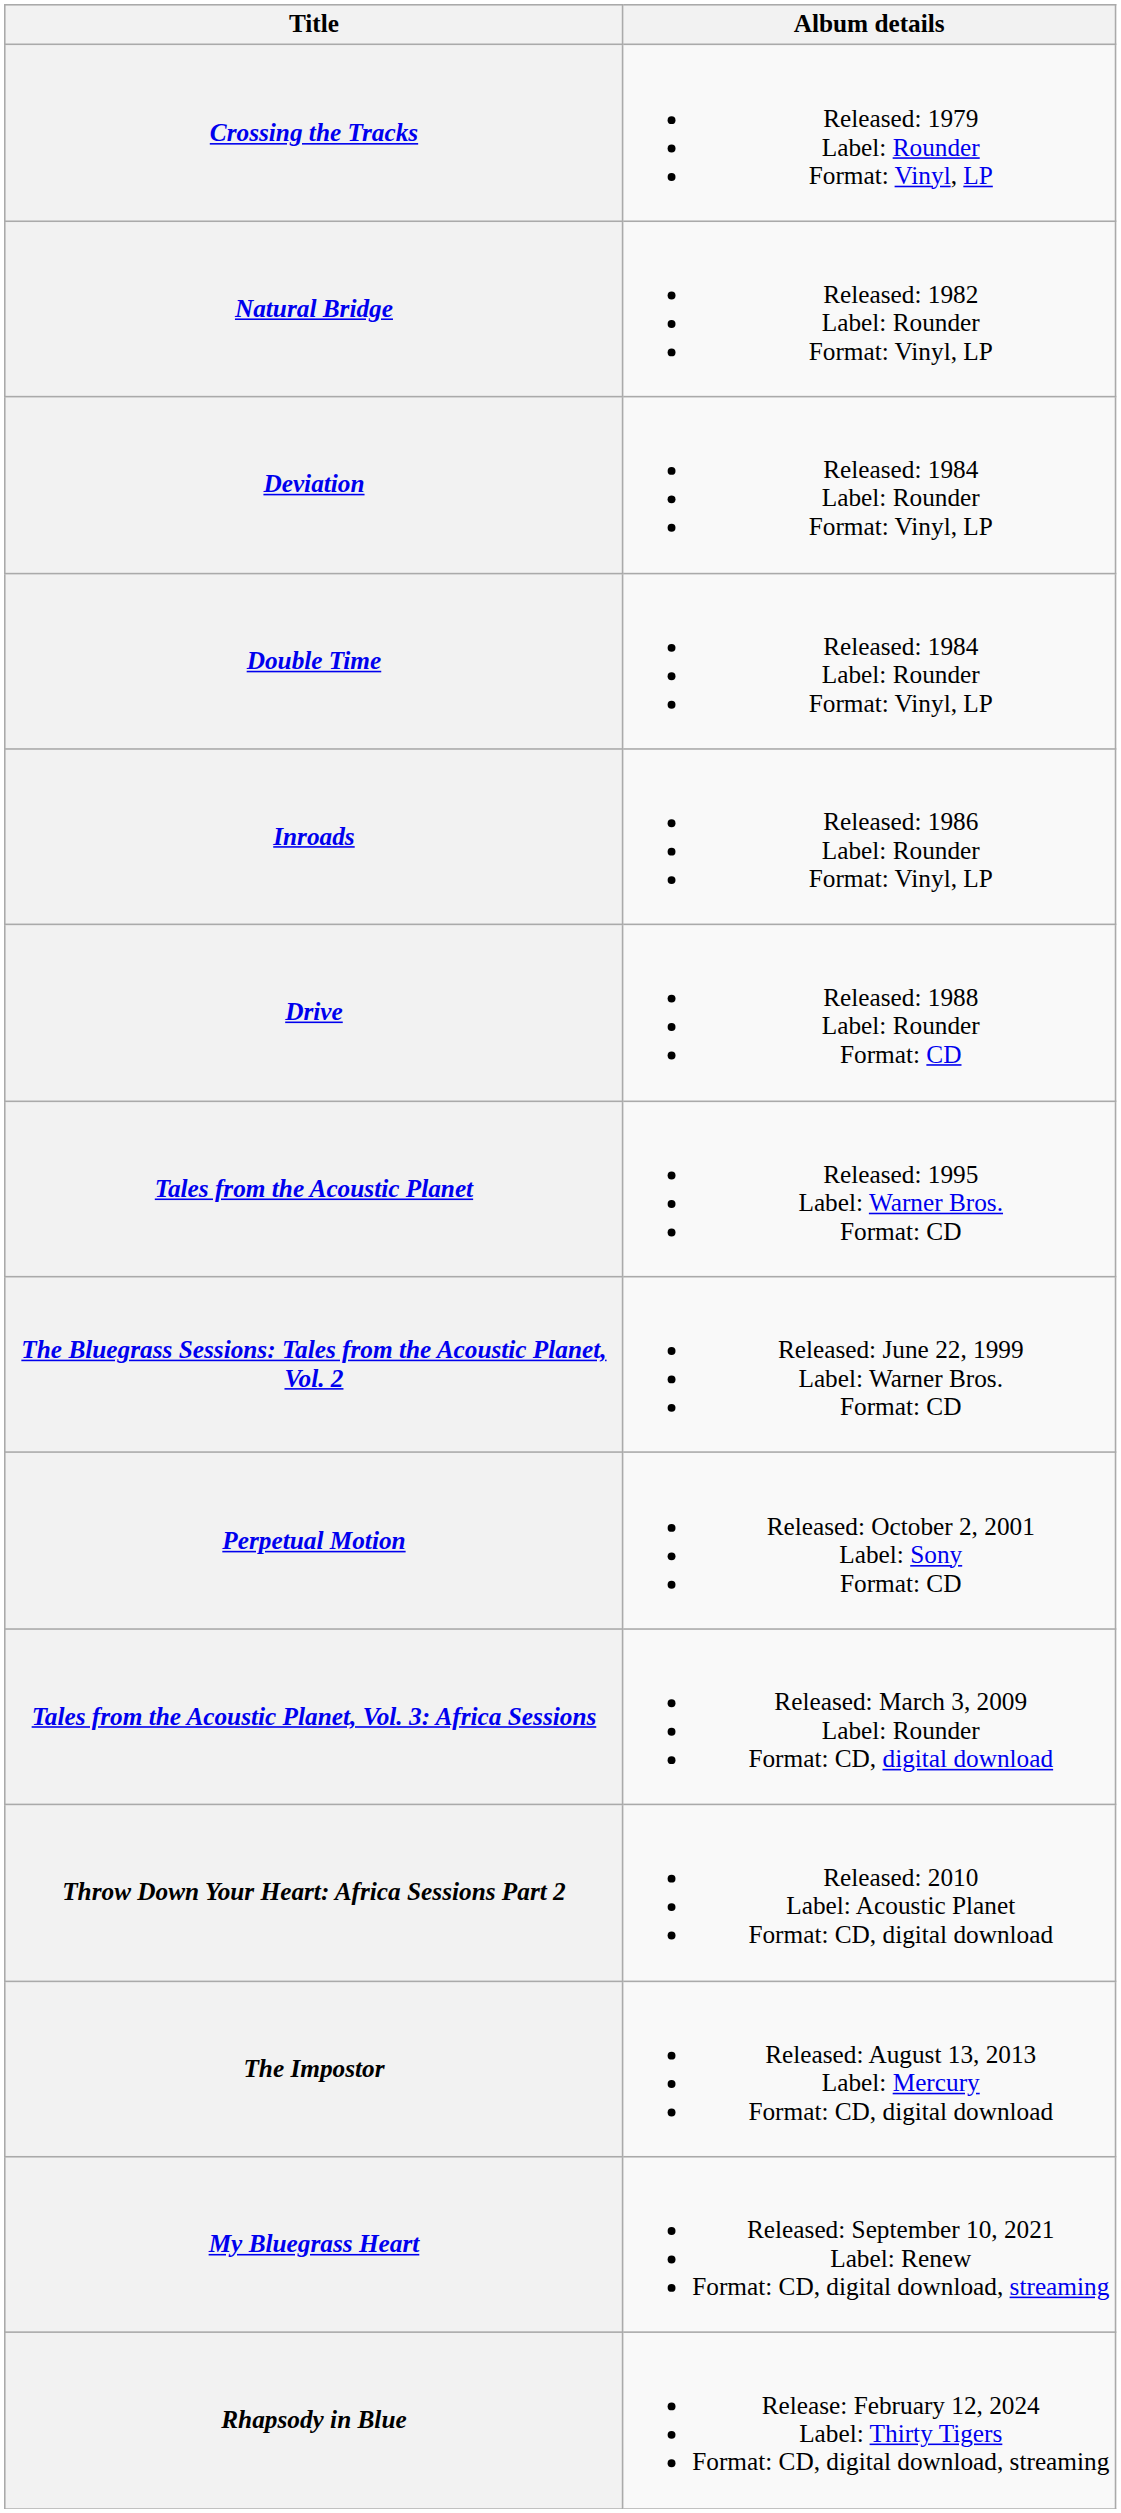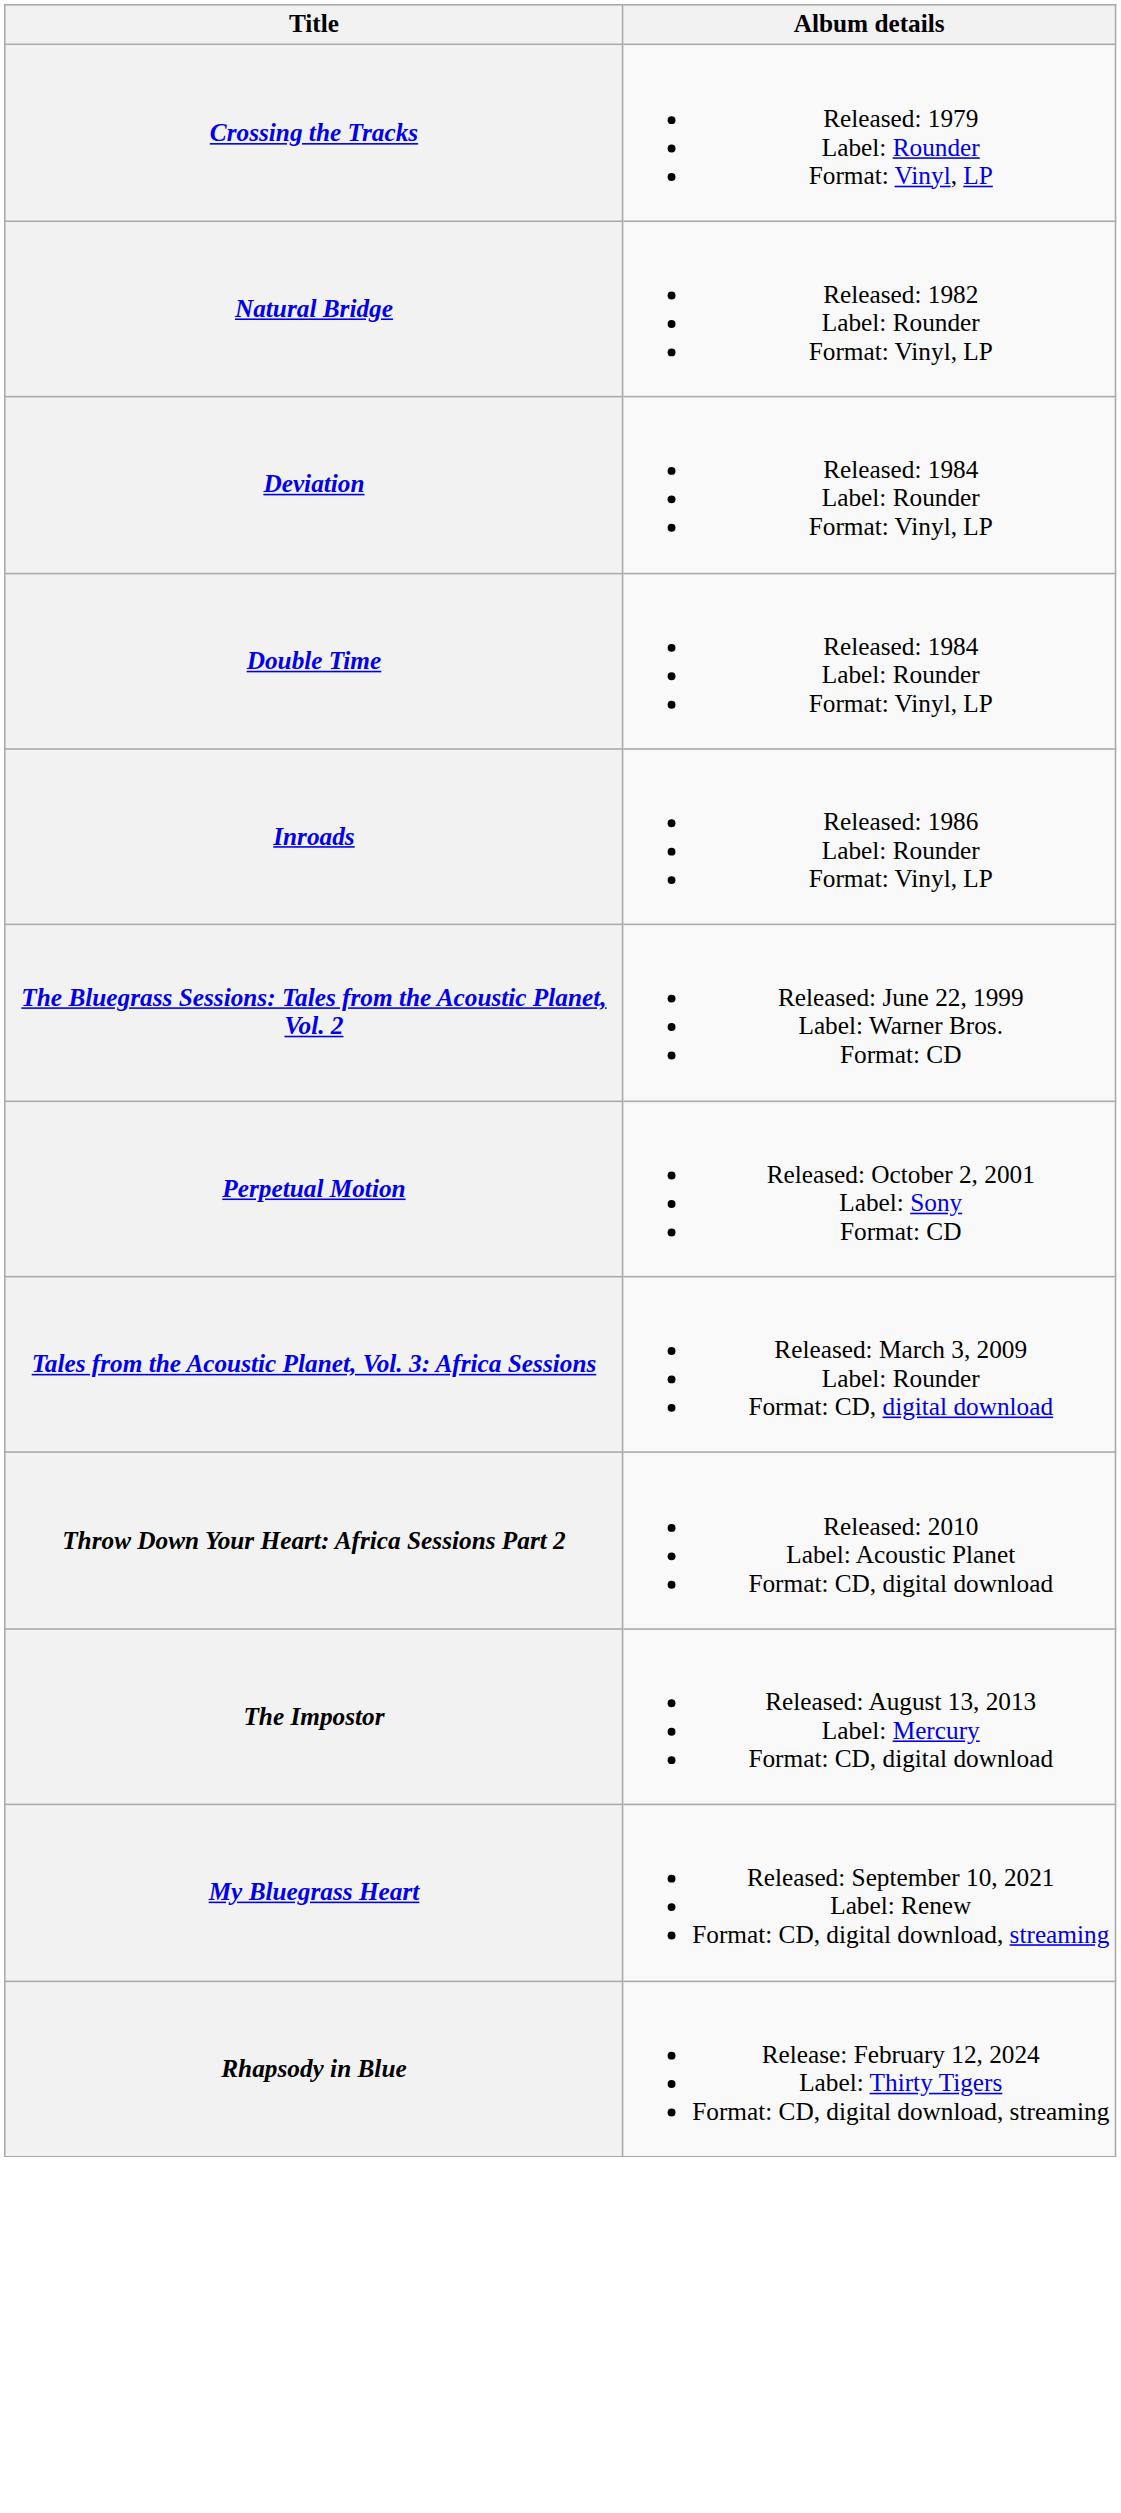- row: (314, 1012)
- row: (314, 1188)
